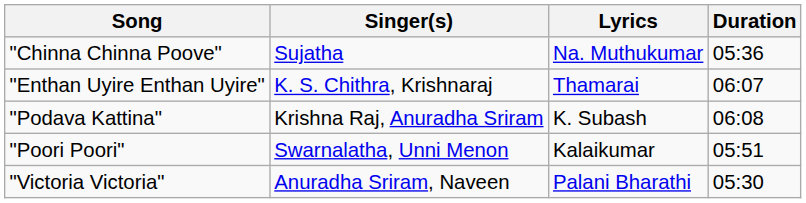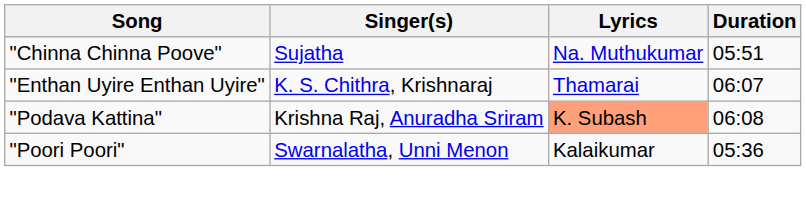(738, 53) 05:36 -> (738, 53) 05:51
(600, 118) no background -> (600, 118) lightsalmon background
(738, 150) 05:51 -> (738, 150) 05:36
- row: (87, 182)
